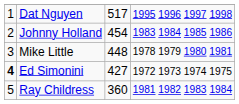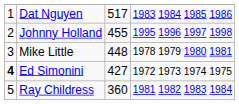(182, 14) 1995 1996 1997 1998 -> (182, 14) 1983 1984 1985 1986
(118, 33) 454 -> (118, 33) 455
(182, 33) 1983 1984 1985 1986 -> (182, 33) 1995 1996 1997 1998
